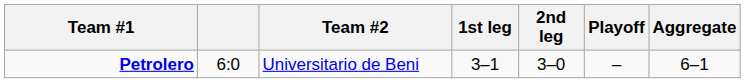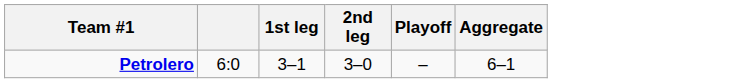- column: (355, 27)
